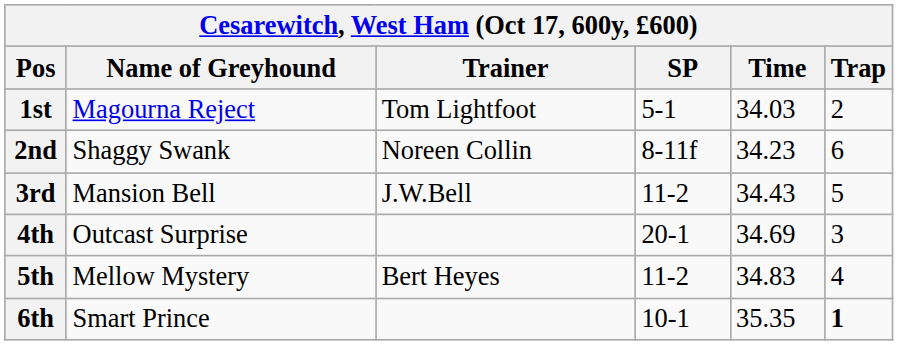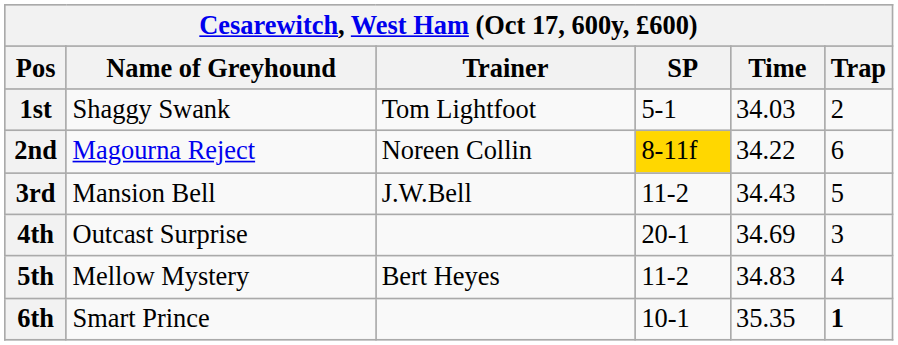(164, 109) Magourna Reject -> (151, 109) Shaggy Swank
(151, 151) Shaggy Swank -> (164, 151) Magourna Reject
(670, 151) no background -> (670, 151) gold background
(766, 151) 34.23 -> (766, 151) 34.22
